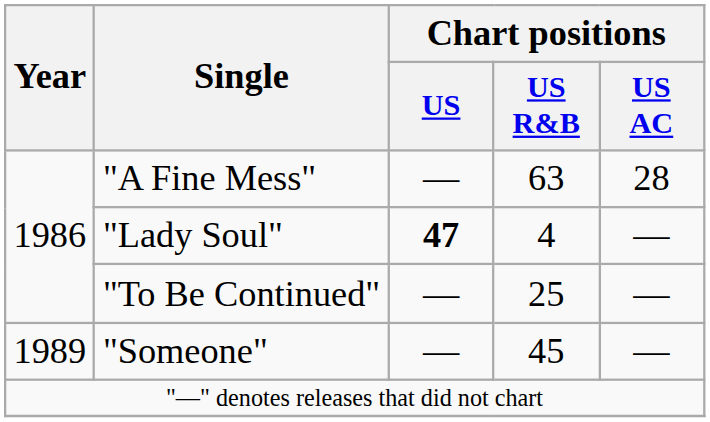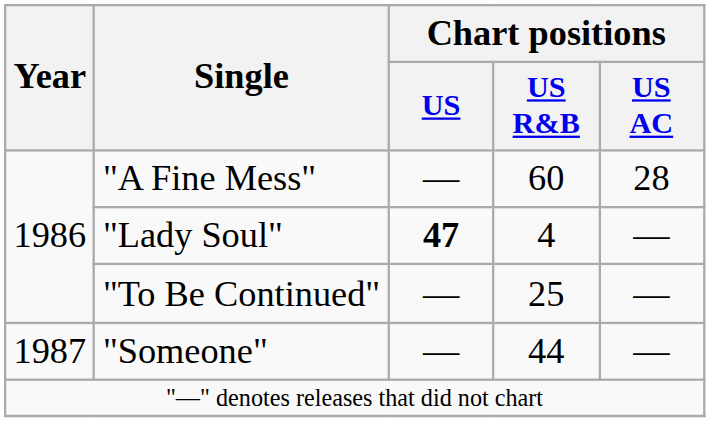(546, 177) 63 -> (546, 177) 60
(50, 350) 1989 -> (50, 350) 1987
(546, 350) 45 -> (546, 350) 44
